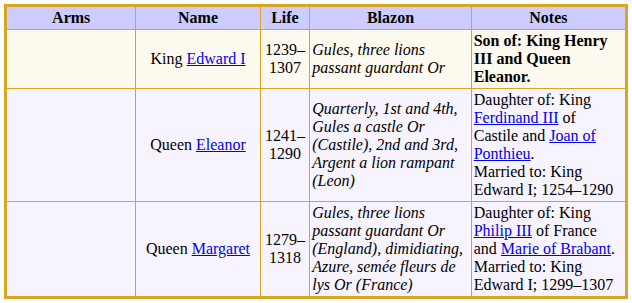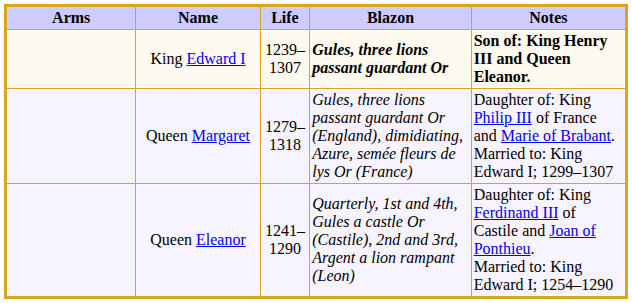(379, 58) normal -> (380, 58) bold
rows swapped: (198, 144) <-> (198, 248)
